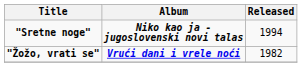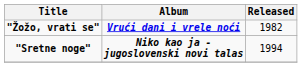rows swapped: (53, 55) <-> (53, 34)
